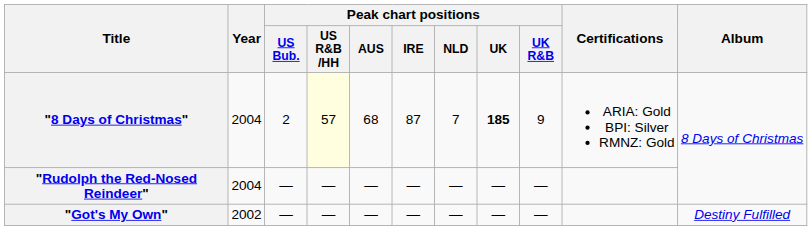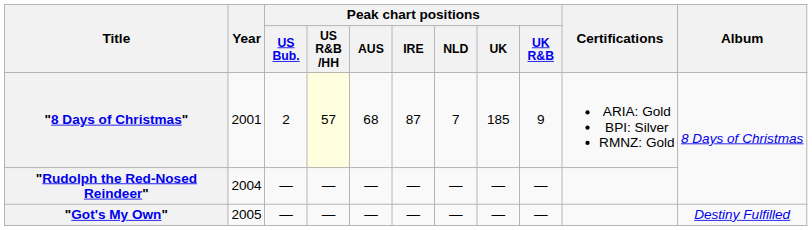(247, 119) 2004 -> (247, 119) 2001
(498, 119) bold -> (498, 119) normal
(247, 214) 2002 -> (247, 214) 2005
